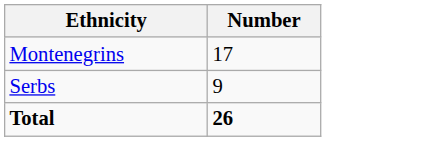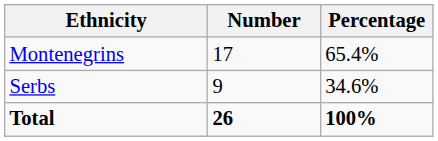+ column: (377, 20)
